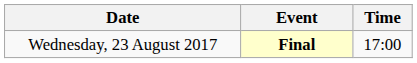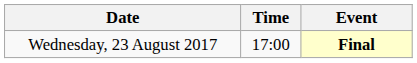columns swapped: (382, 17) <-> (297, 17)
